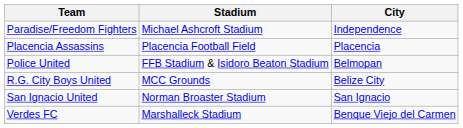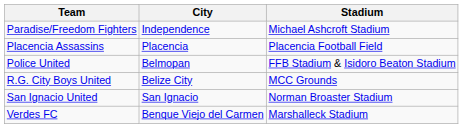columns swapped: (395, 13) <-> (235, 13)
